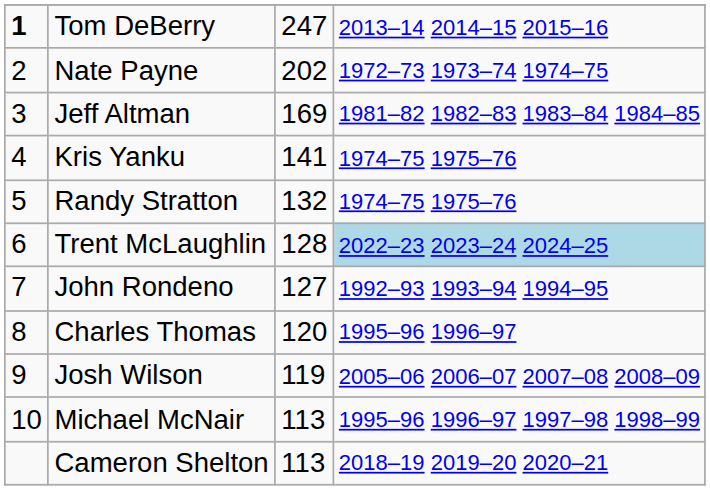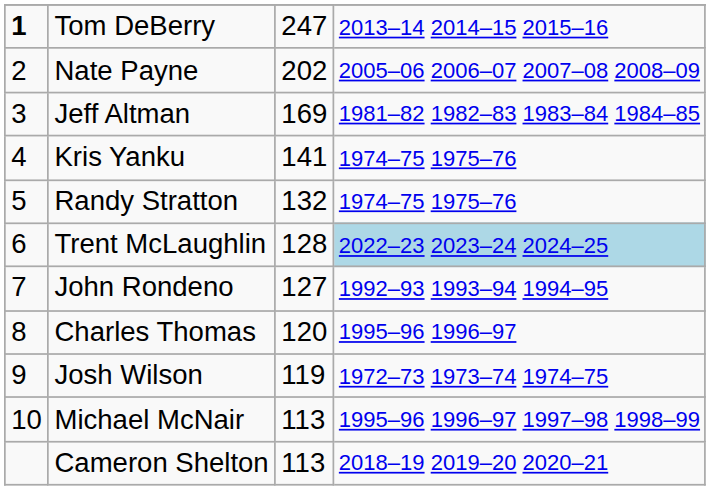(474, 70) 1972–73 1973–74 1974–75 -> (519, 70) 2005–06 2006–07 2007–08 2008–09
(519, 376) 2005–06 2006–07 2007–08 2008–09 -> (474, 376) 1972–73 1973–74 1974–75
